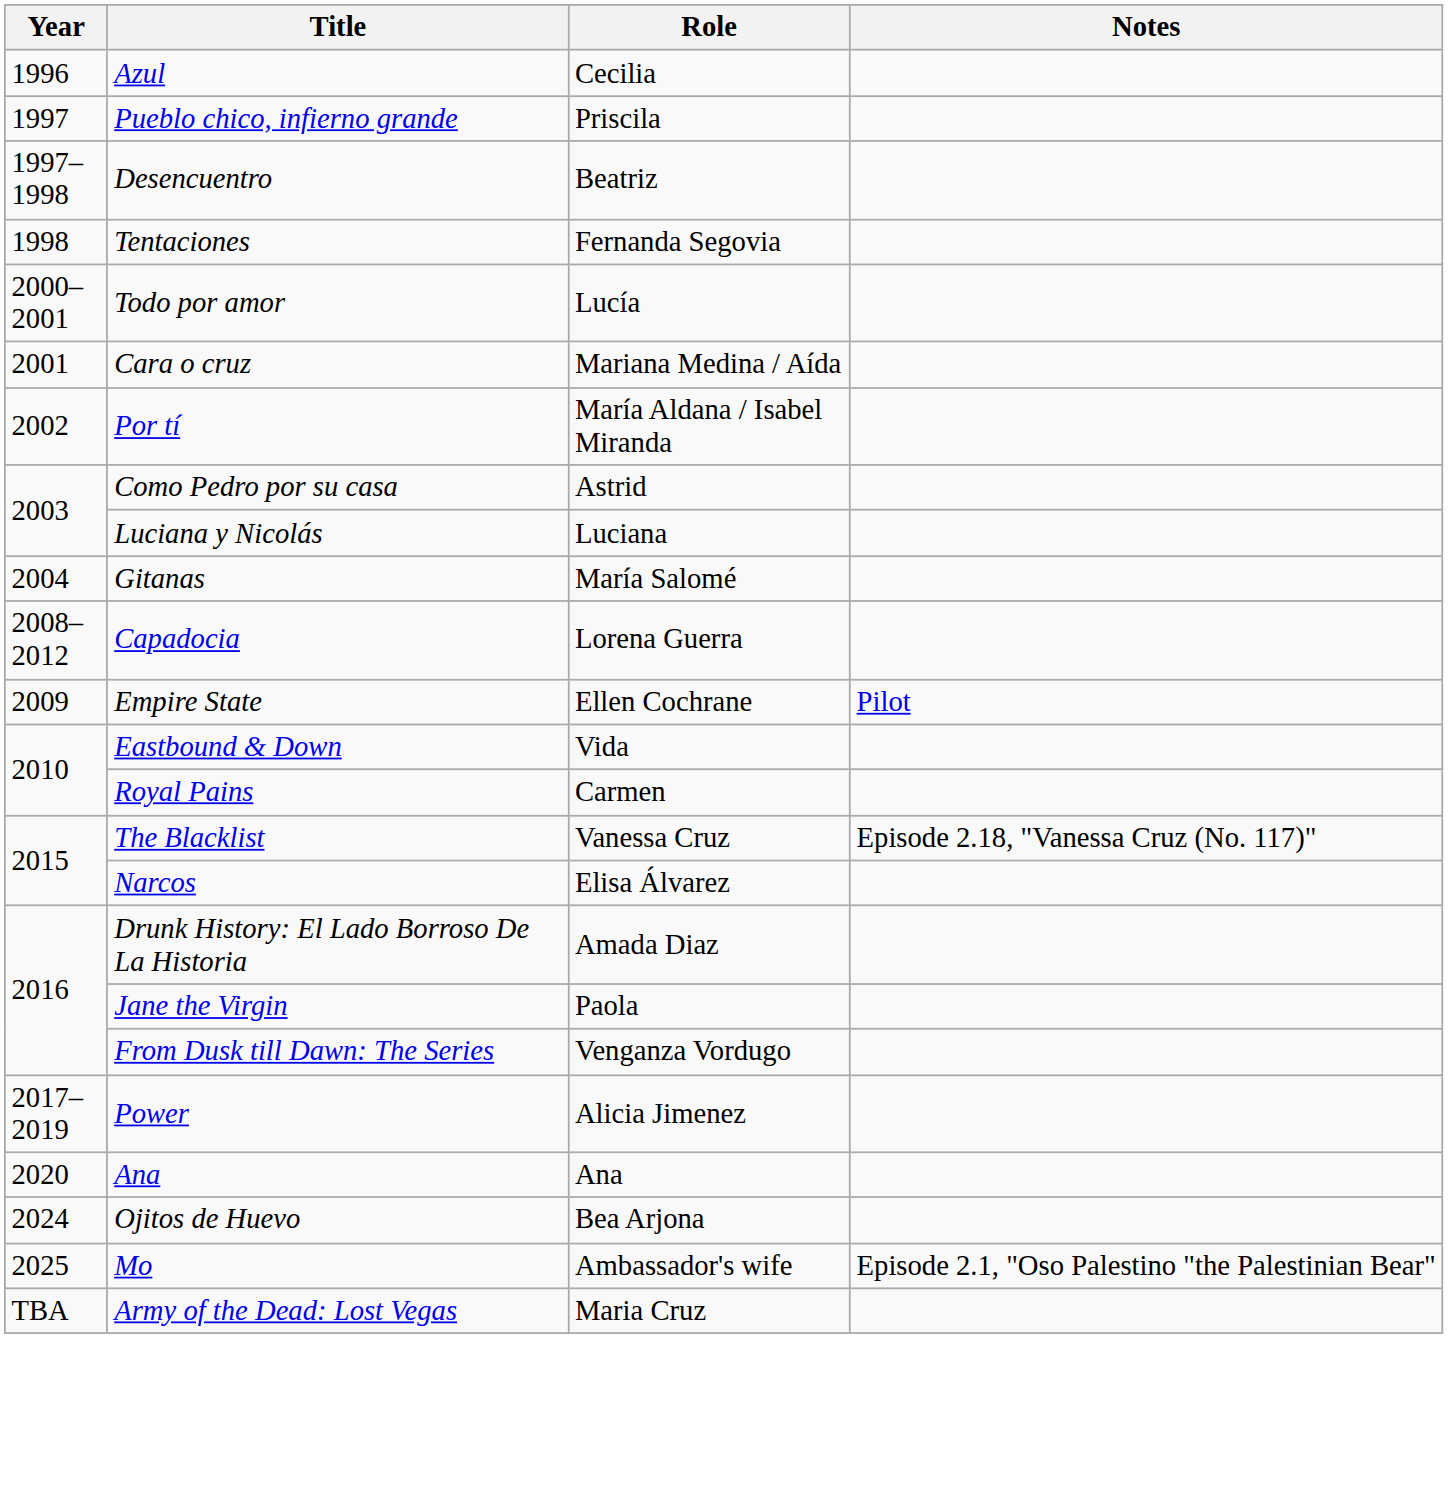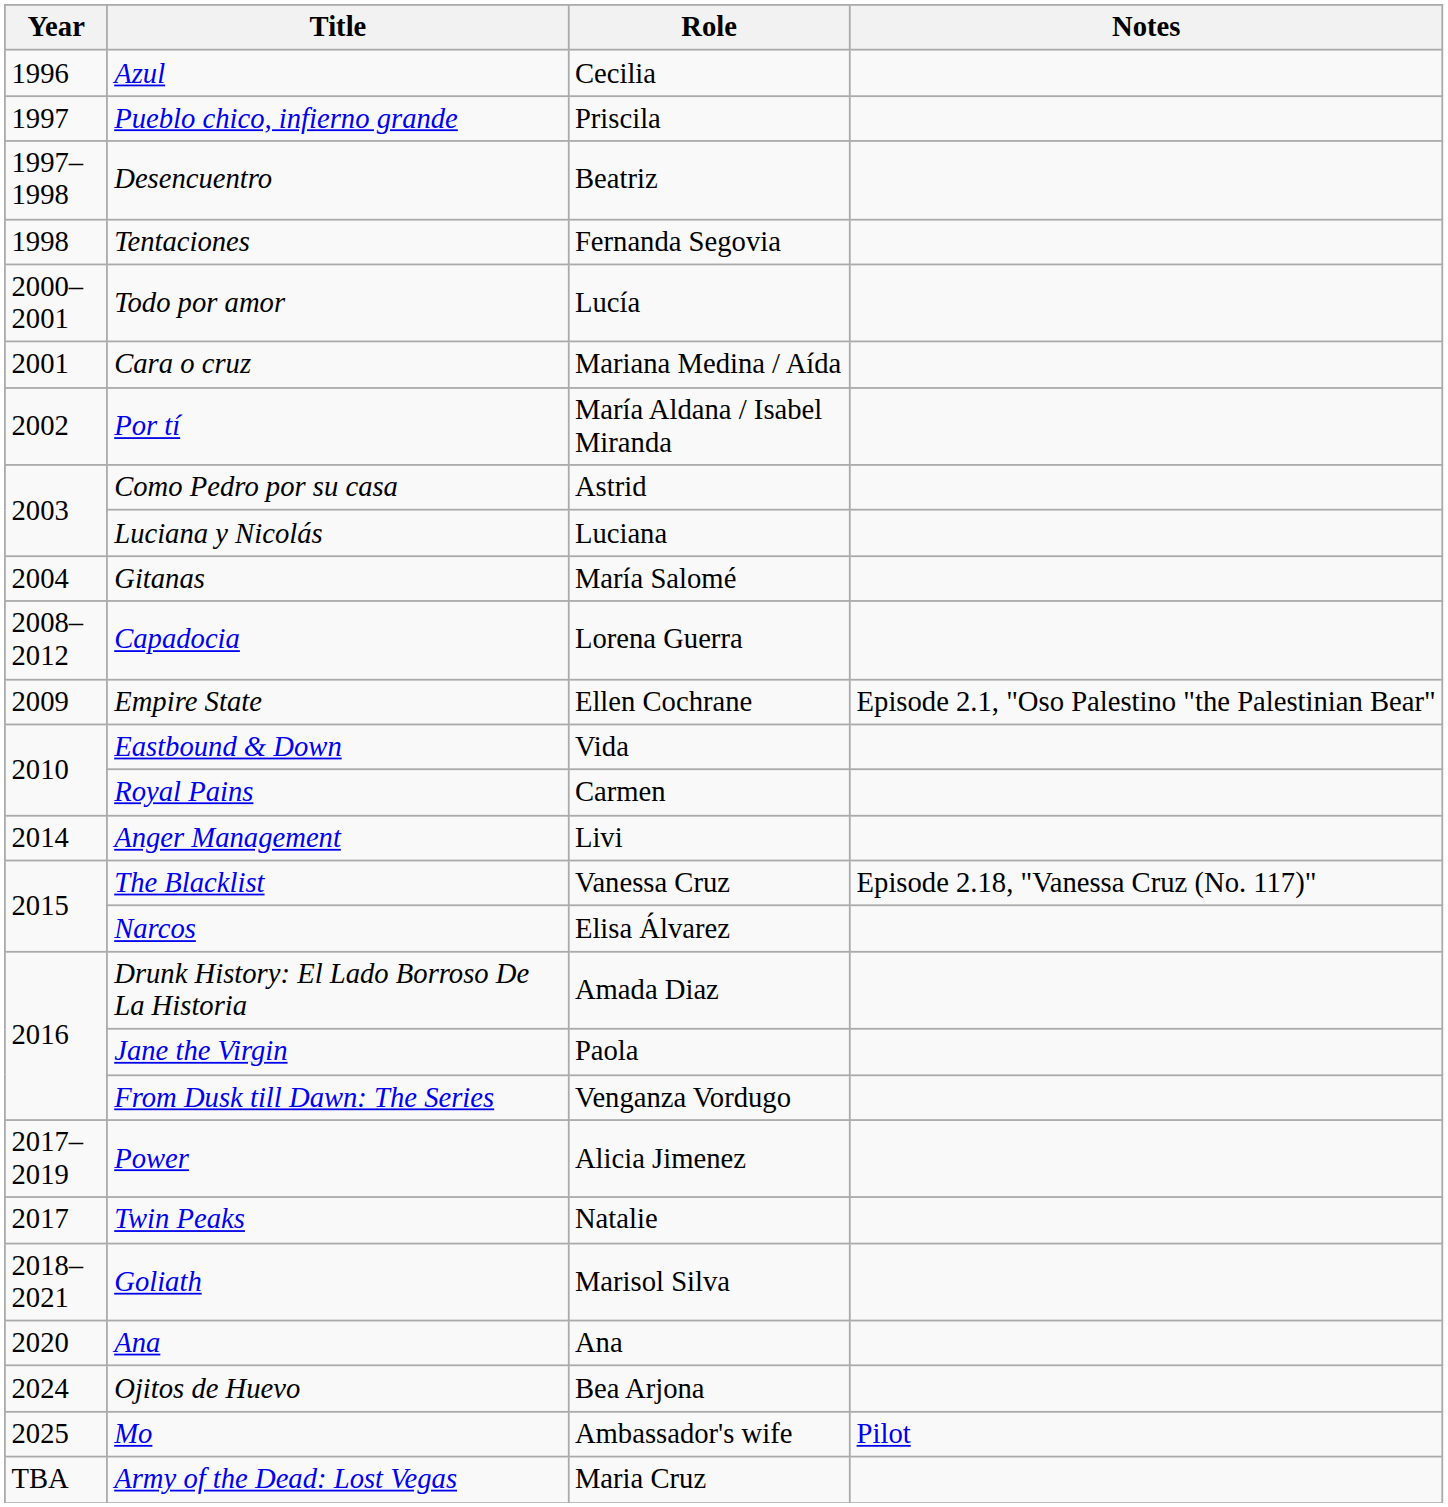(884, 701) Pilot -> (1146, 701) Episode 2.1, "Oso Palestino "the Palestinian Bear"
+ row: (228, 837)
+ row: (180, 1219)
+ row: (158, 1281)
(1146, 1265) Episode 2.1, "Oso Palestino "the Palestinian Bear" -> (884, 1433) Pilot
